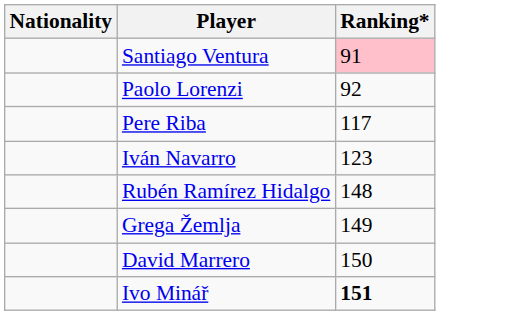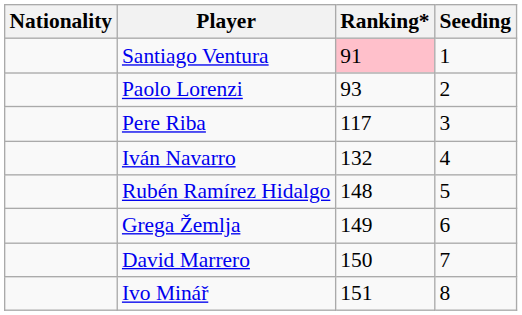+ column: (475, 21)
(351, 89) 92 -> (351, 89) 93
(356, 157) 123 -> (356, 157) 132
(356, 293) bold -> (356, 293) normal
